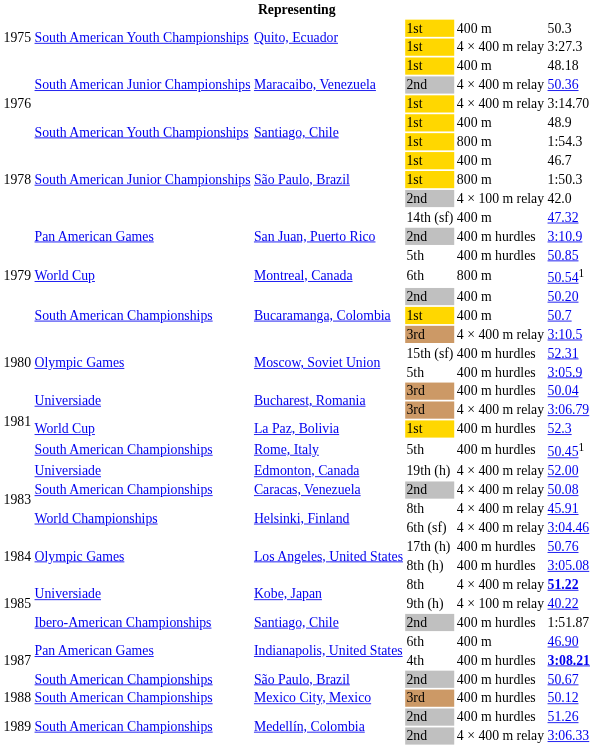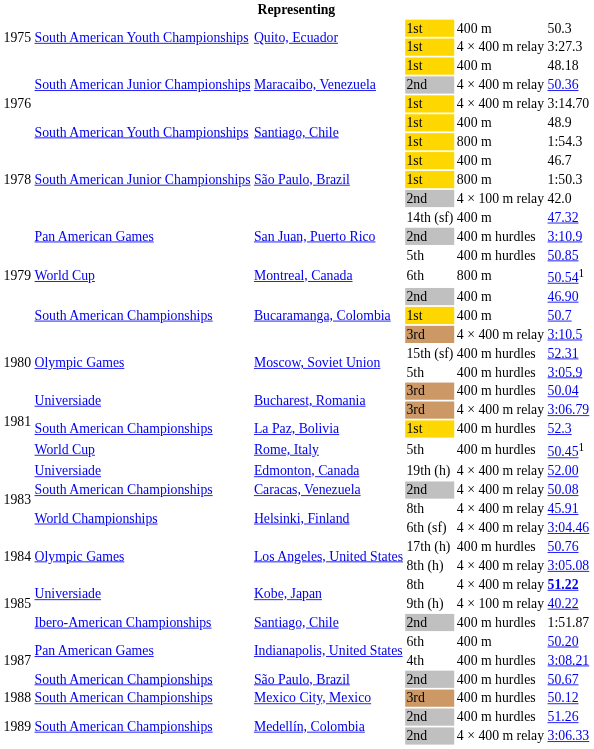(563, 296) 50.20 -> (563, 296) 46.90
(65, 429) World Cup -> (124, 429) South American Championships
(124, 450) South American Championships -> (65, 450) World Cup
(496, 565) 400 m hurdles -> (500, 565) 4 × 400 m relay
(563, 641) 46.90 -> (563, 641) 50.20
(569, 660) bold -> (568, 660) normal
